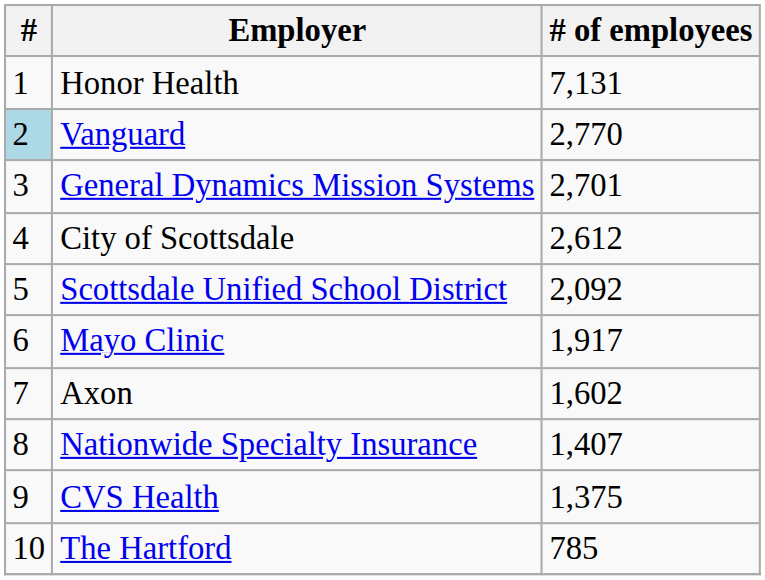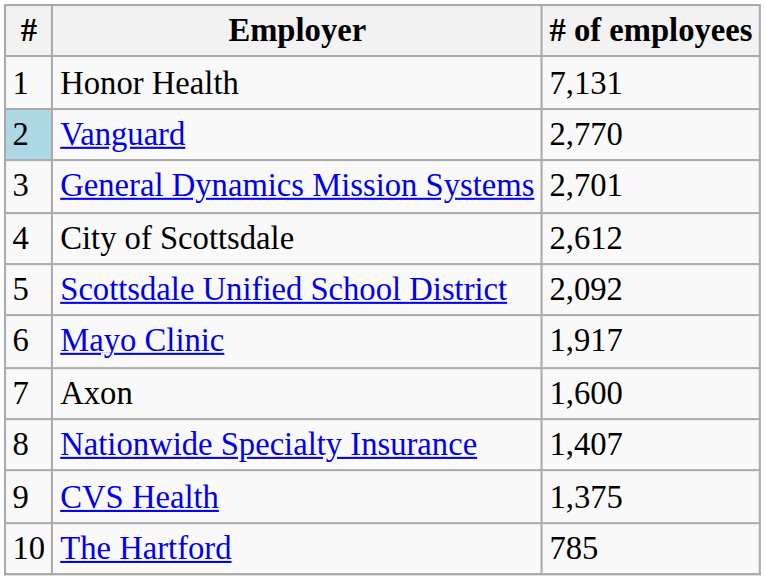(586, 392) 1,602 -> (586, 392) 1,600
